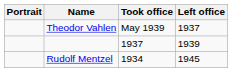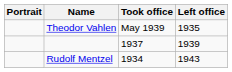(189, 28) 1937 -> (189, 28) 1935
(189, 59) 1945 -> (189, 59) 1943
